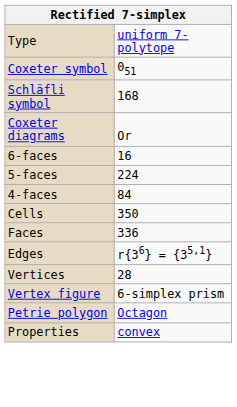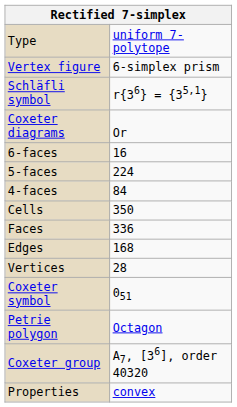rows swapped: (58, 69) <-> (54, 294)
(128, 97) 168 -> (160, 93) r{36} = {35,1}
(165, 253) r{36} = {35,1} -> (123, 249) 168
+ row: (54, 363)
